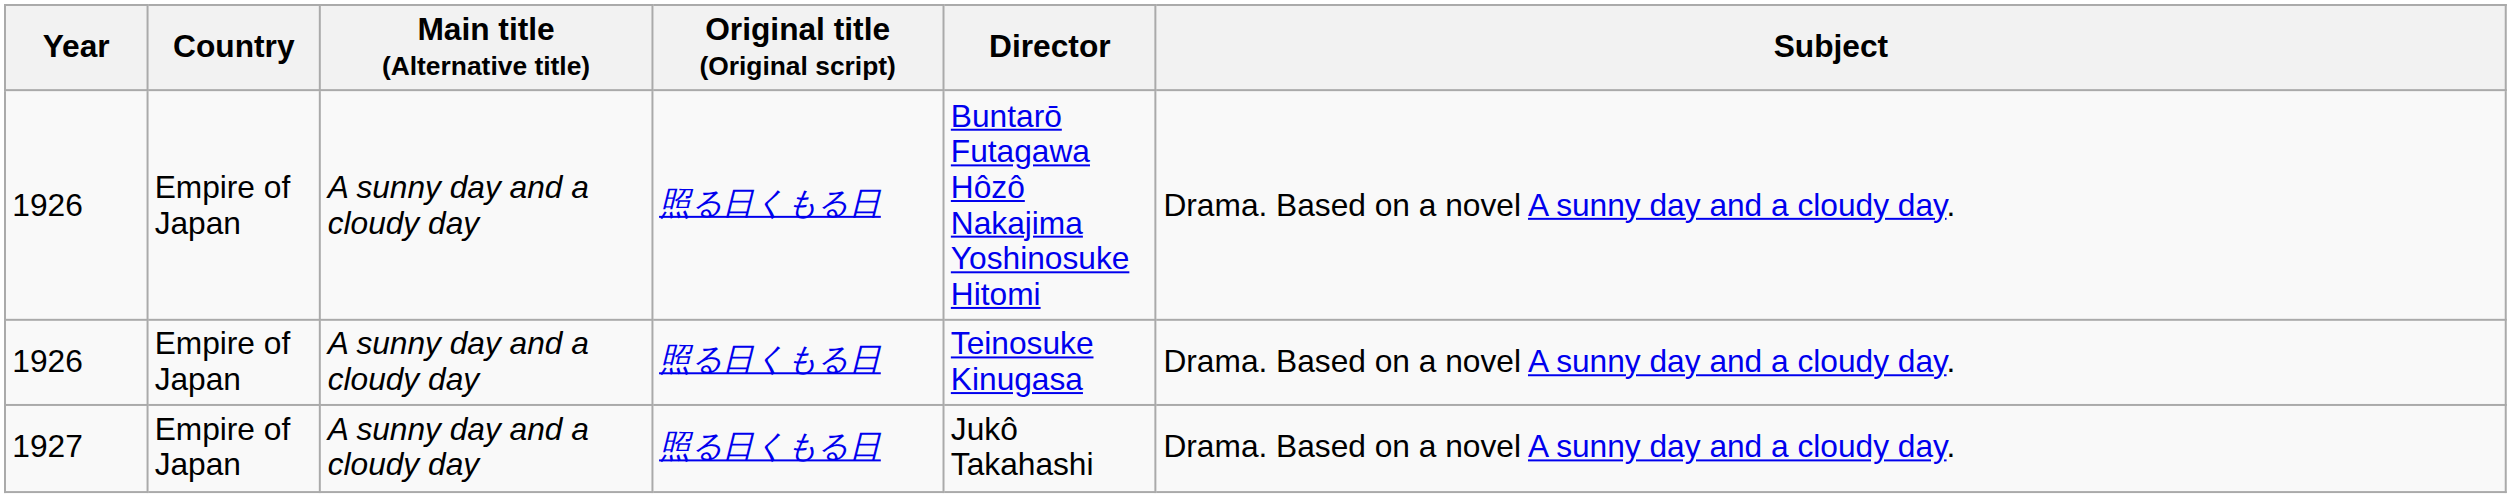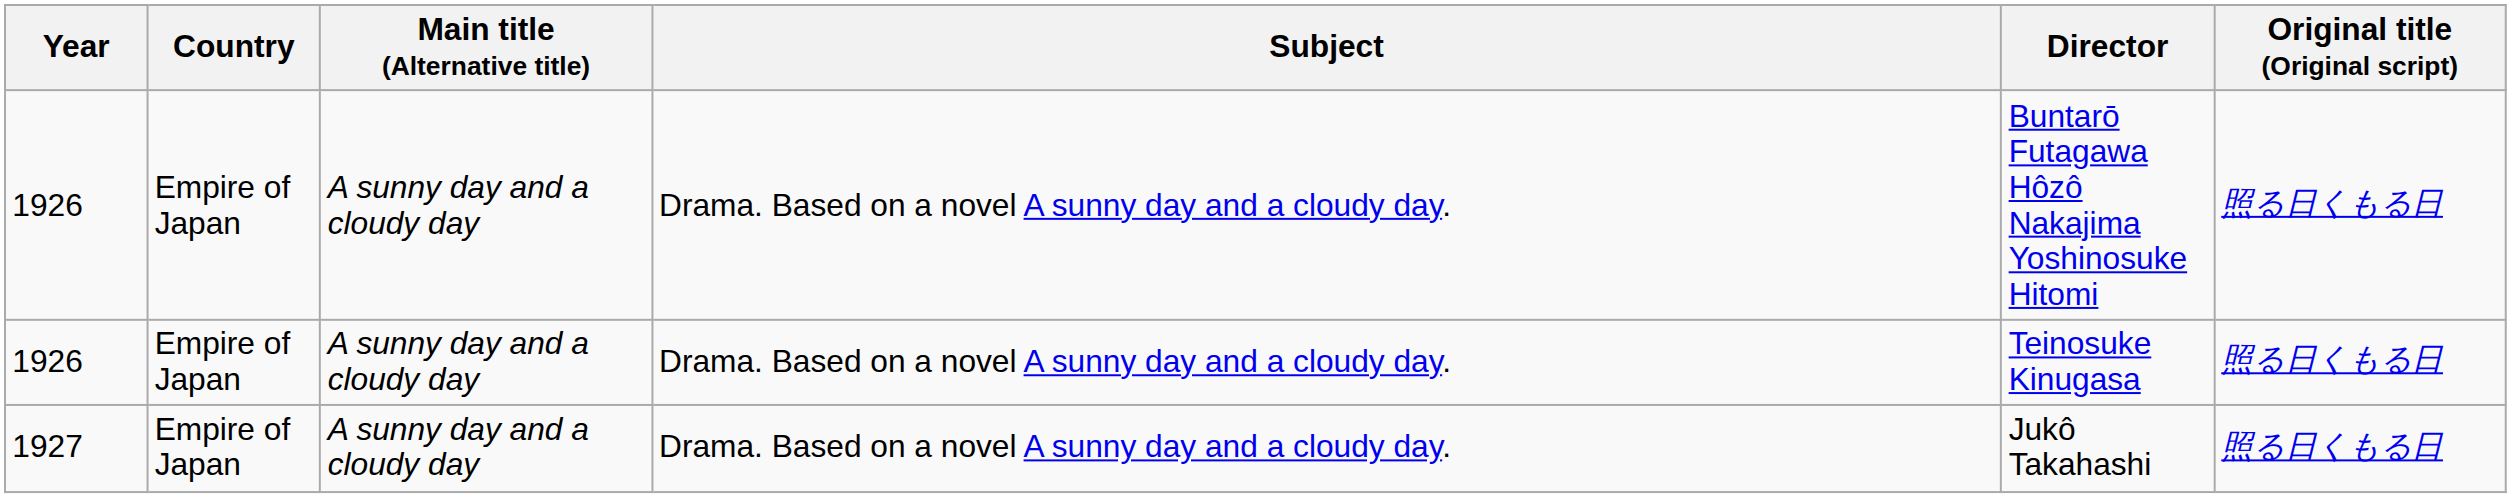columns swapped: (798, 47) <-> (1831, 47)
